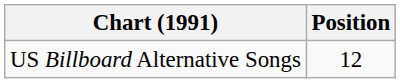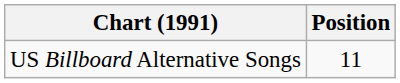(351, 58) 12 -> (351, 58) 11
